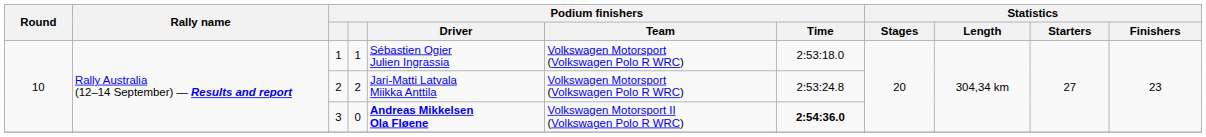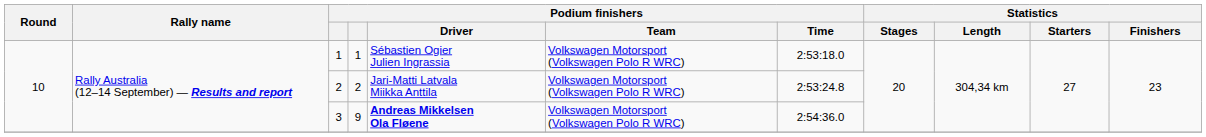(358, 117) 0 -> (358, 117) 9
(616, 117) Volkswagen Motorsport II (Volkswagen Polo R WRC) -> (616, 117) Volkswagen Motorsport (Volkswagen Polo R WRC)
(820, 117) bold -> (821, 117) normal
